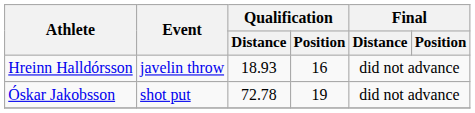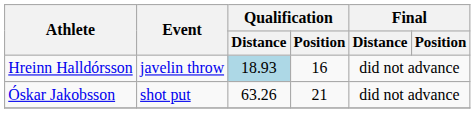(259, 68) no background -> (259, 68) lightblue background
(259, 94) 72.78 -> (259, 94) 63.26
(319, 94) 19 -> (319, 94) 21
